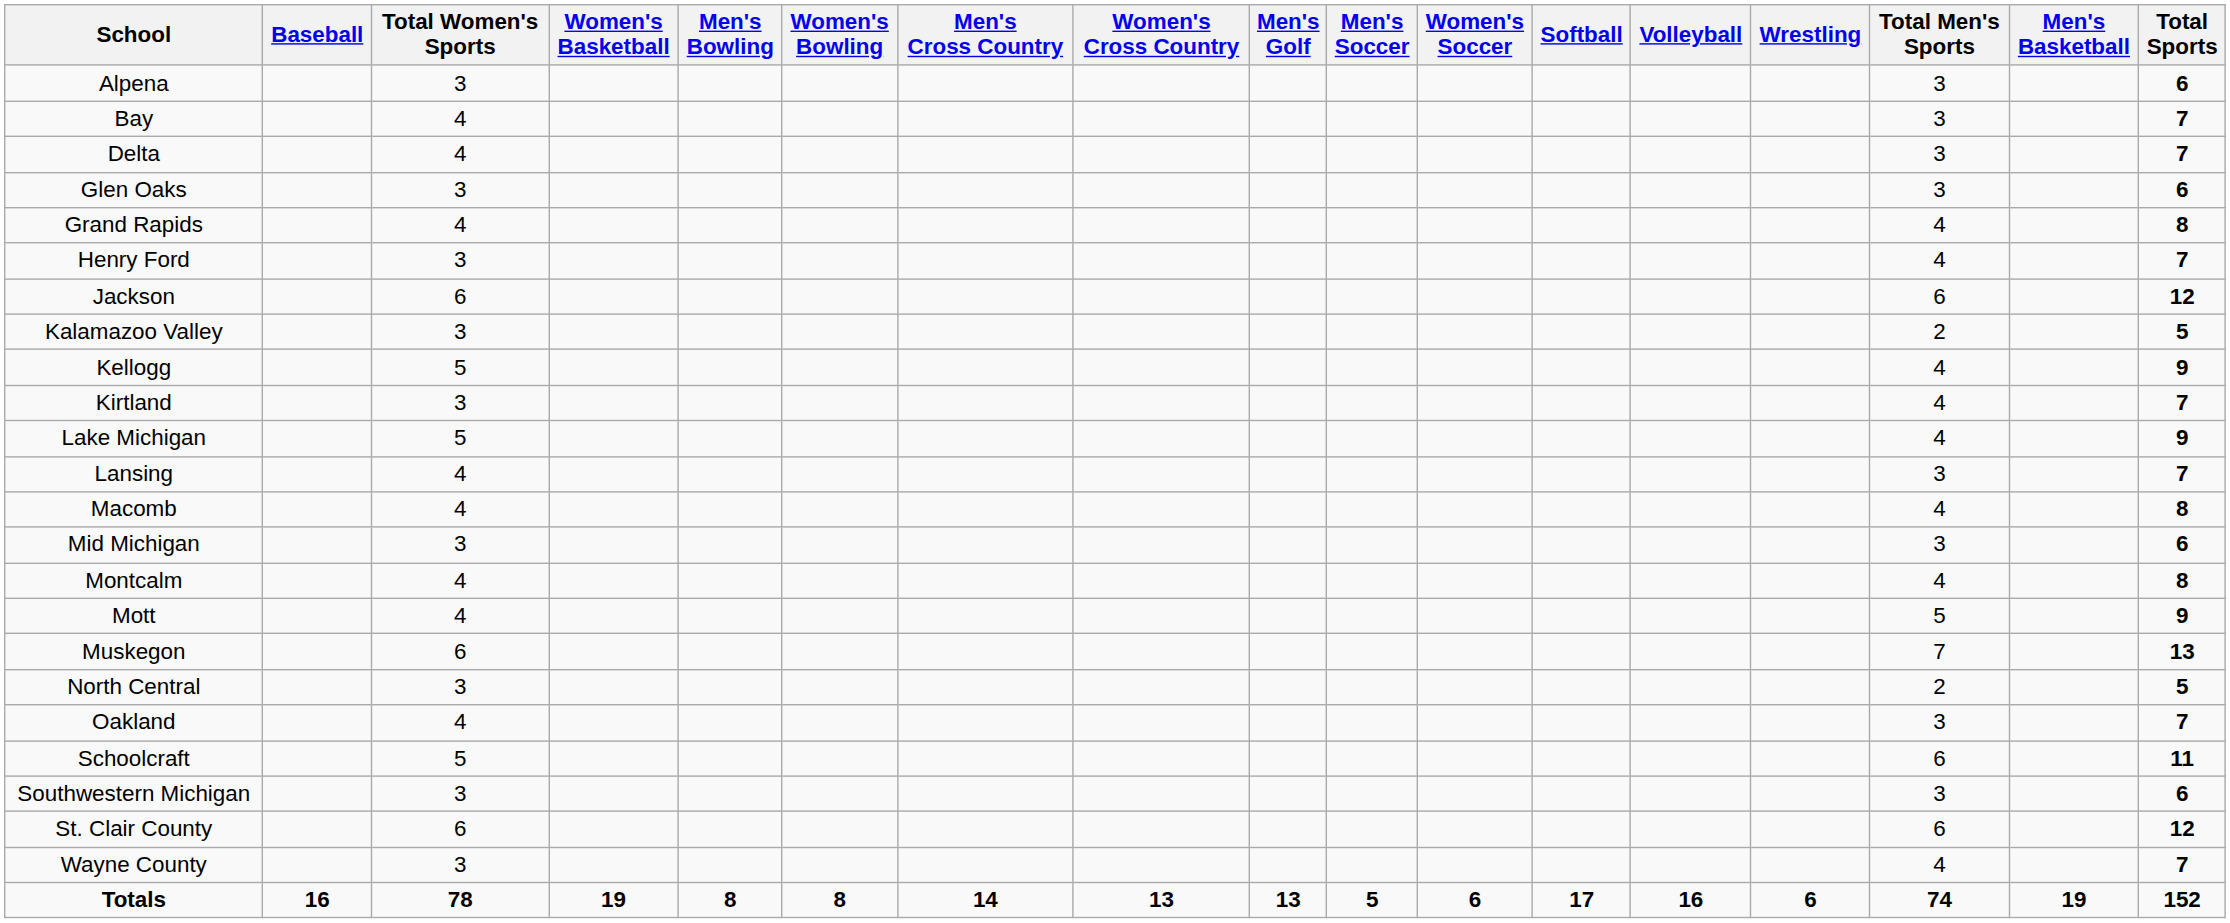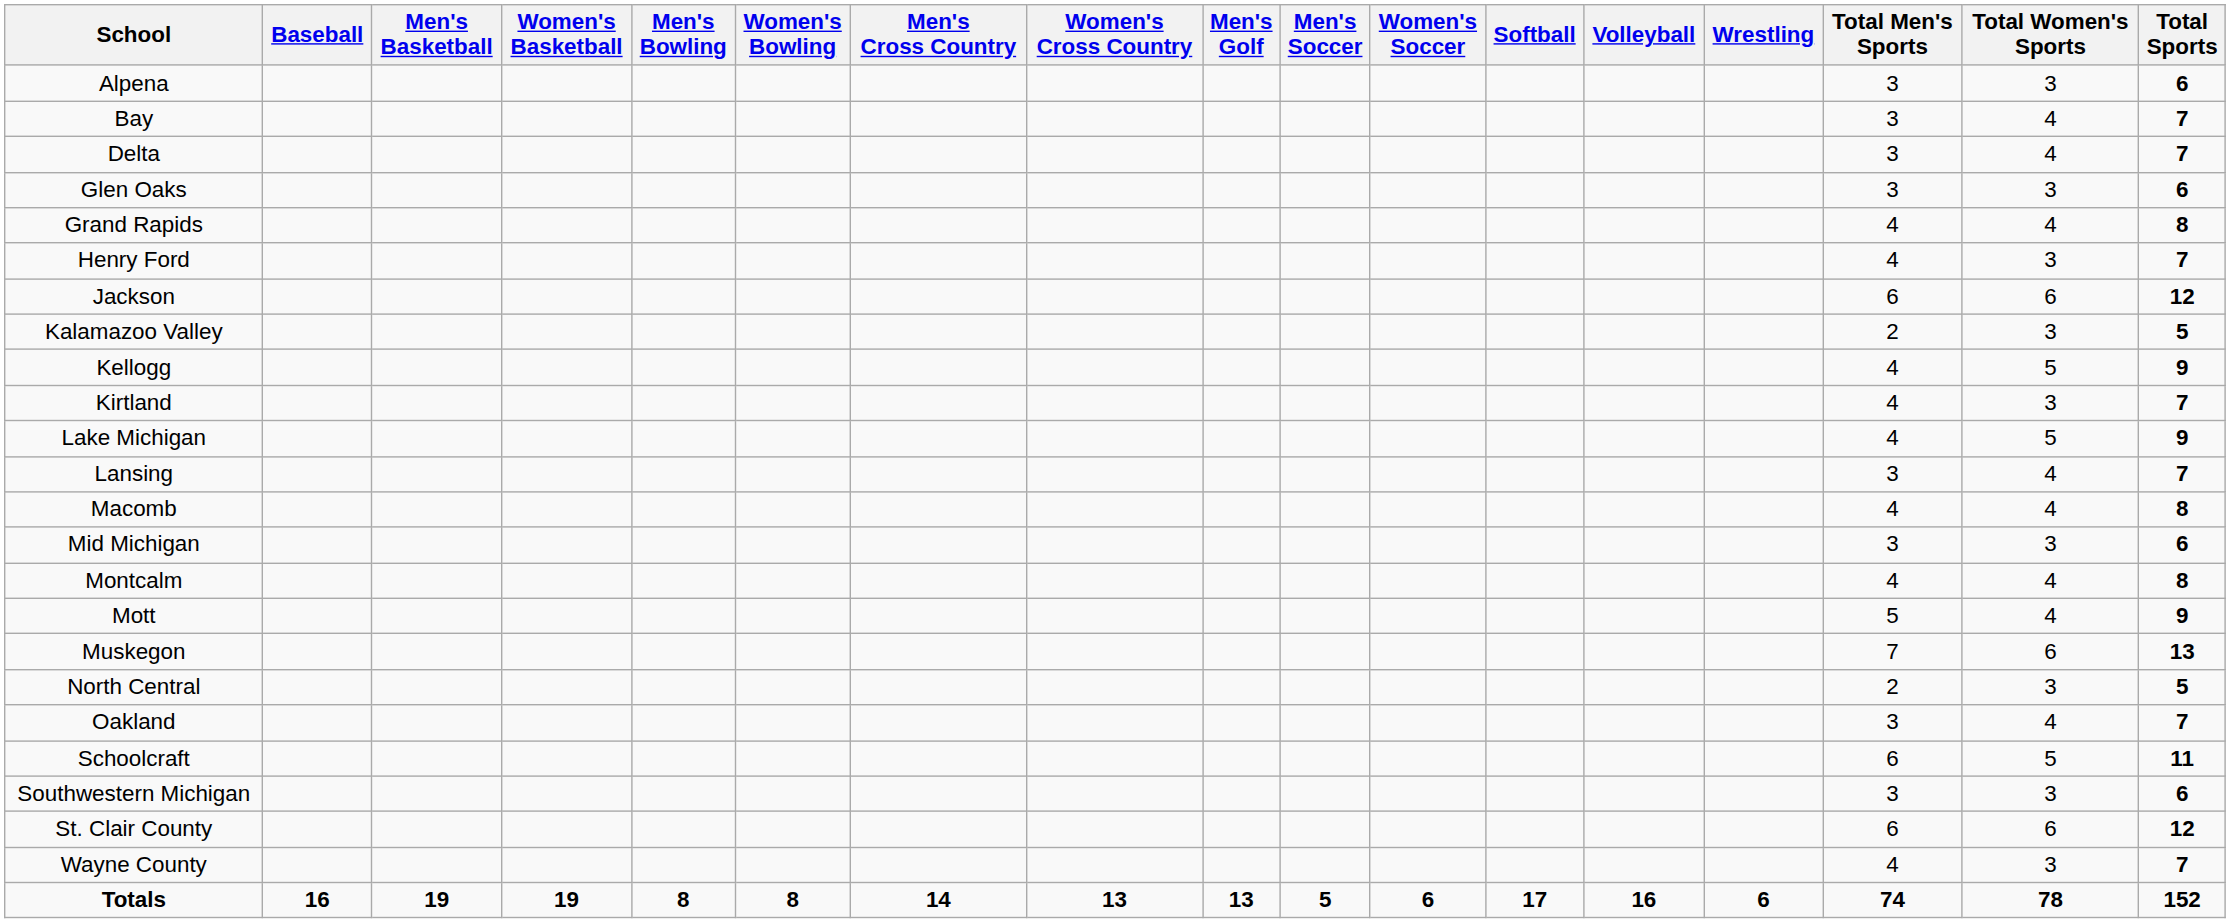columns swapped: (2074, 34) <-> (460, 34)
